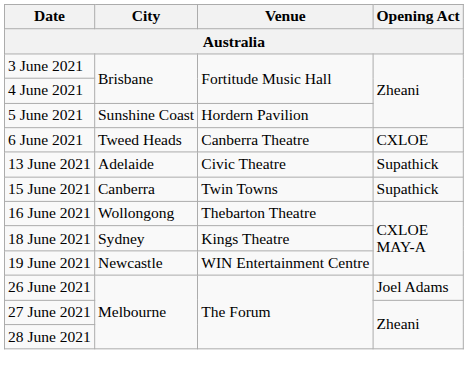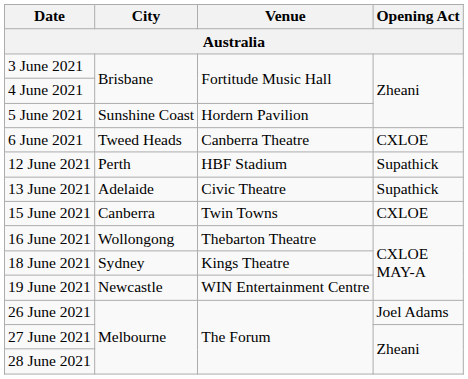+ row: (49, 164)
(408, 189) Supathick -> (402, 213) CXLOE
